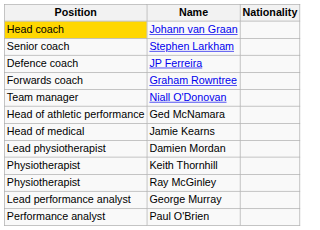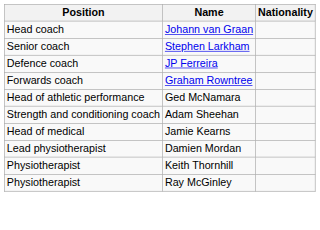(35, 30) gold background -> (35, 30) no background
- row: (188, 98)
+ row: (202, 115)
- row: (185, 200)
- row: (179, 217)
